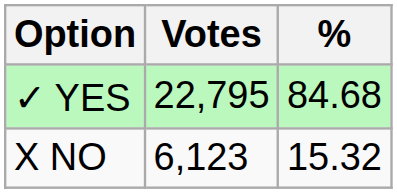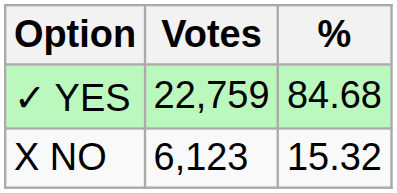(212, 95) 22,795 -> (212, 95) 22,759
